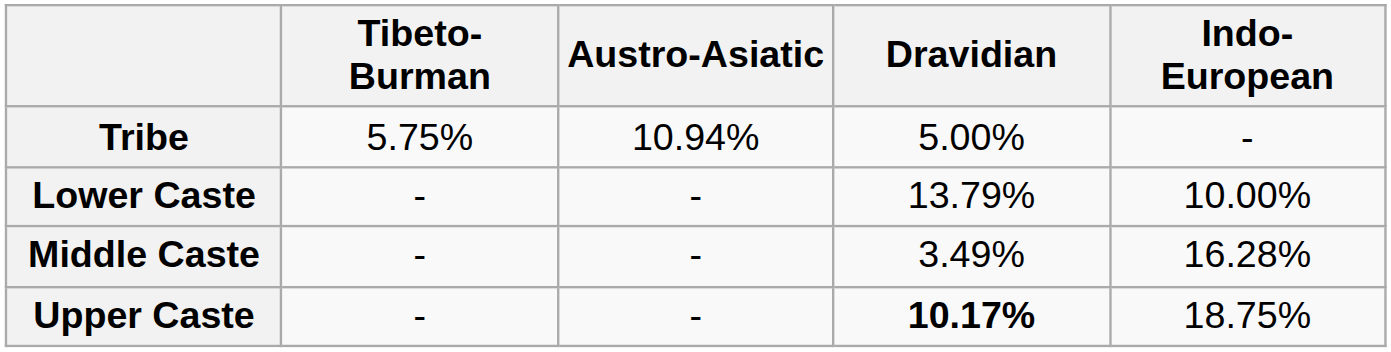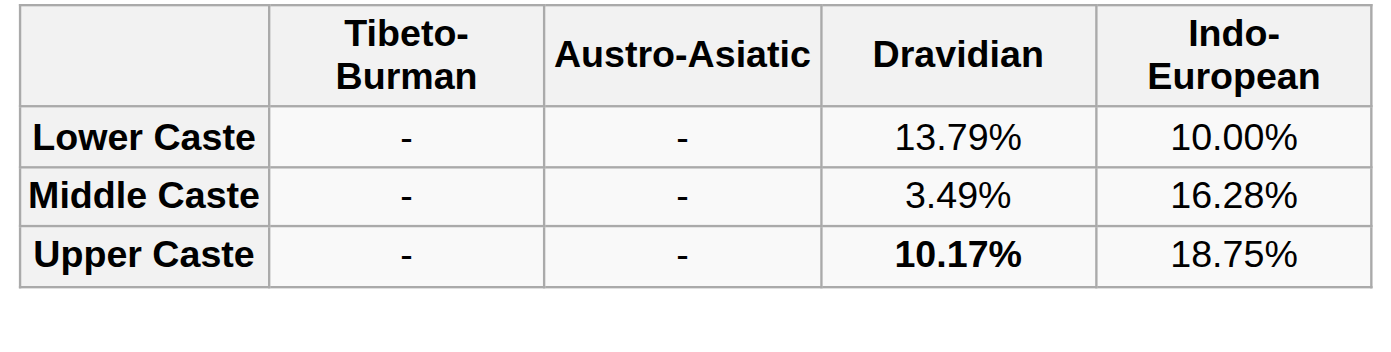- row: (144, 136)
